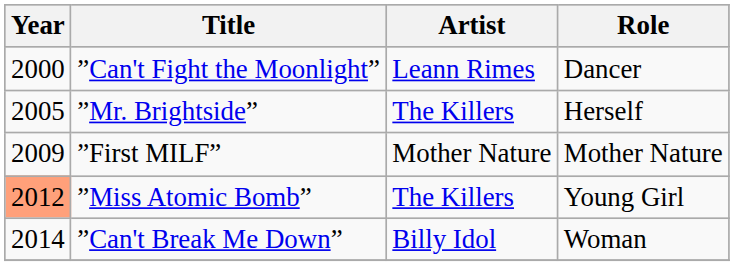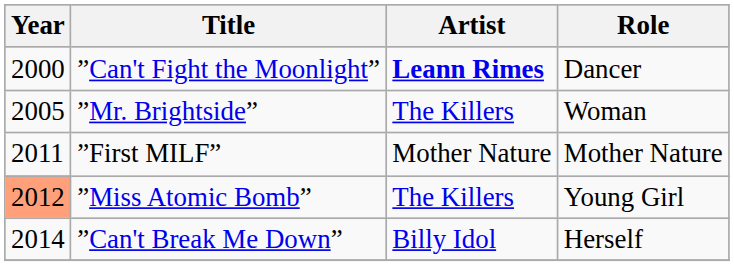(464, 68) normal -> (468, 68) bold
(603, 111) Herself -> (605, 111) Woman
(38, 153) 2009 -> (37, 153) 2011
(605, 238) Woman -> (603, 238) Herself
